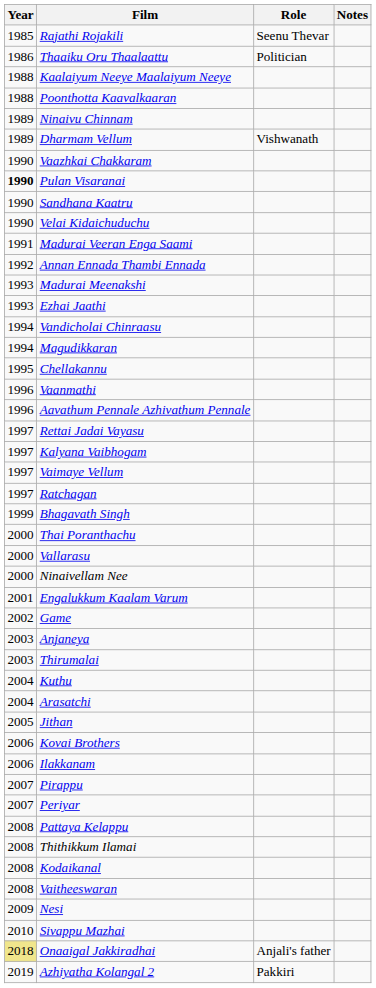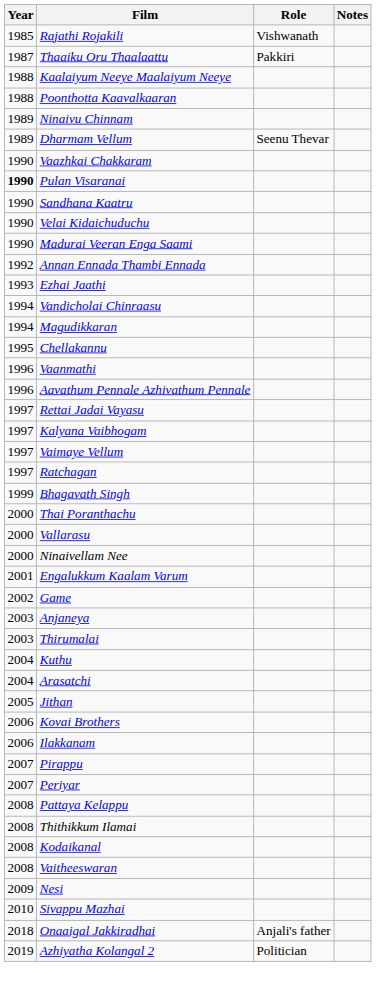(293, 35) Seenu Thevar -> (287, 35) Vishwanath
(21, 56) 1986 -> (21, 56) 1987
(282, 56) Politician -> (275, 56) Pakkiri
(287, 139) Vishwanath -> (293, 139) Seenu Thevar
(21, 243) 1991 -> (21, 243) 1990
- row: (93, 285)
(21, 951) khaki background -> (21, 930) no background
(275, 972) Pakkiri -> (282, 951) Politician
